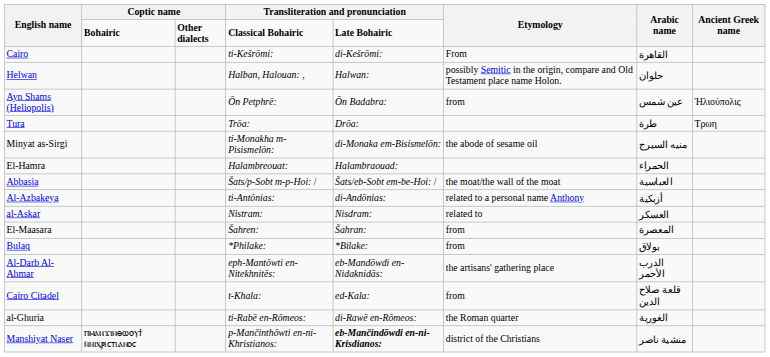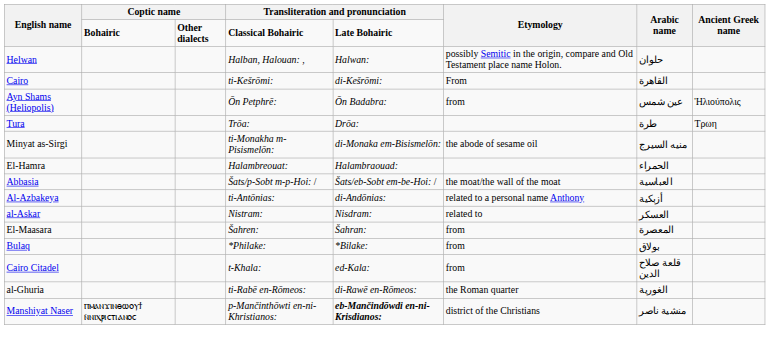rows swapped: (17, 54) <-> (22, 75)
- row: (30, 268)
